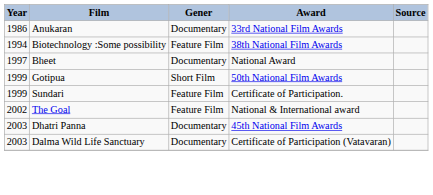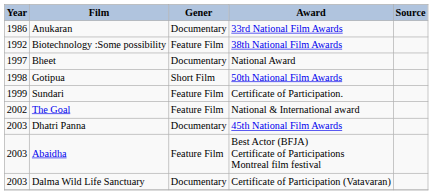(17, 45) 1994 -> (17, 45) 1992
(17, 77) 1999 -> (17, 77) 1998
+ row: (49, 154)
